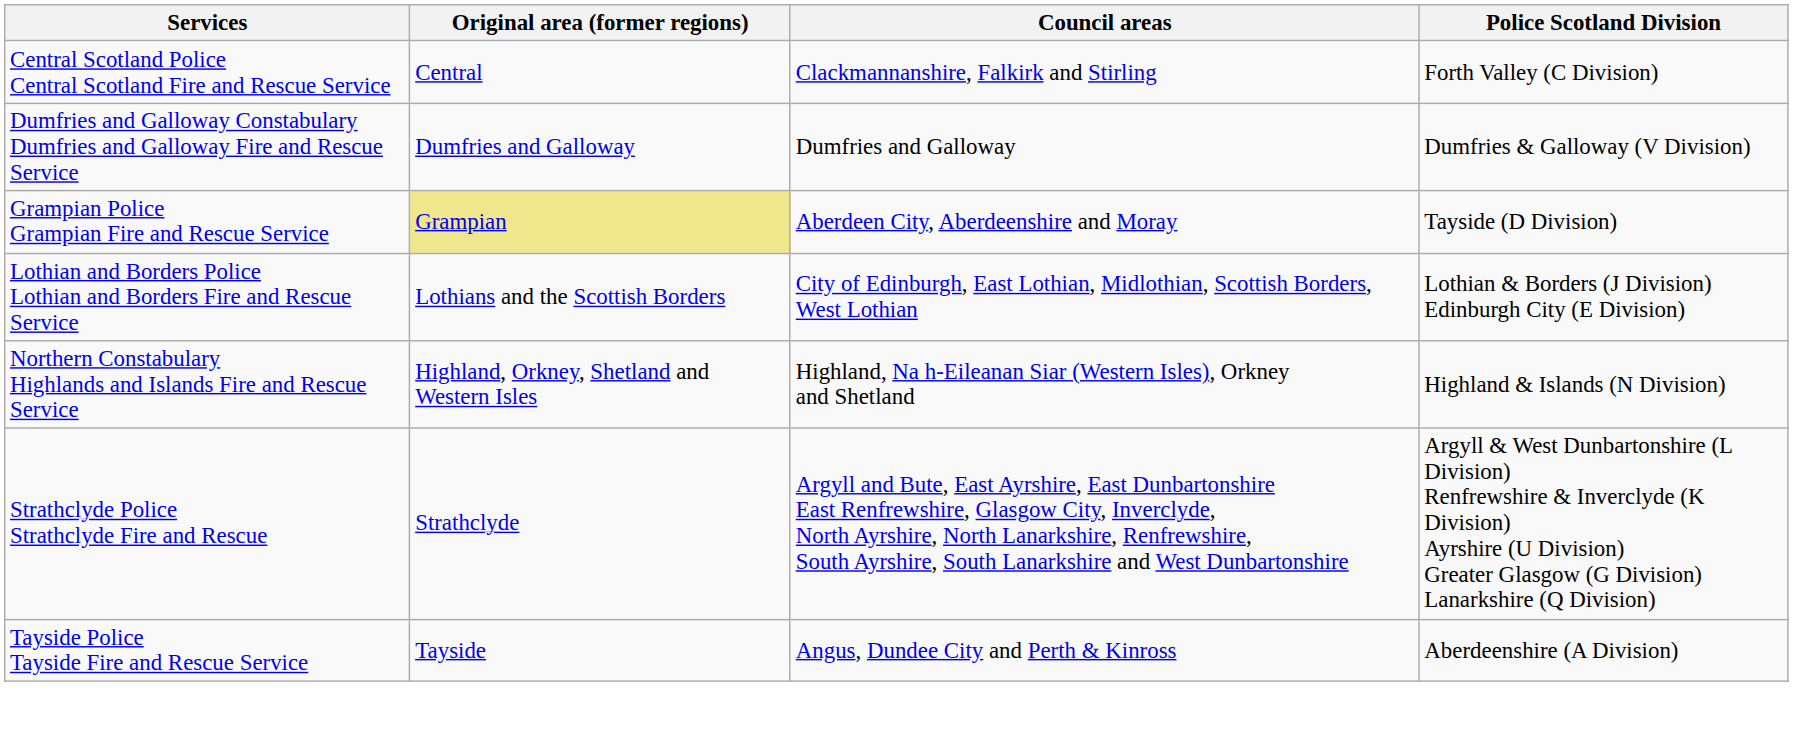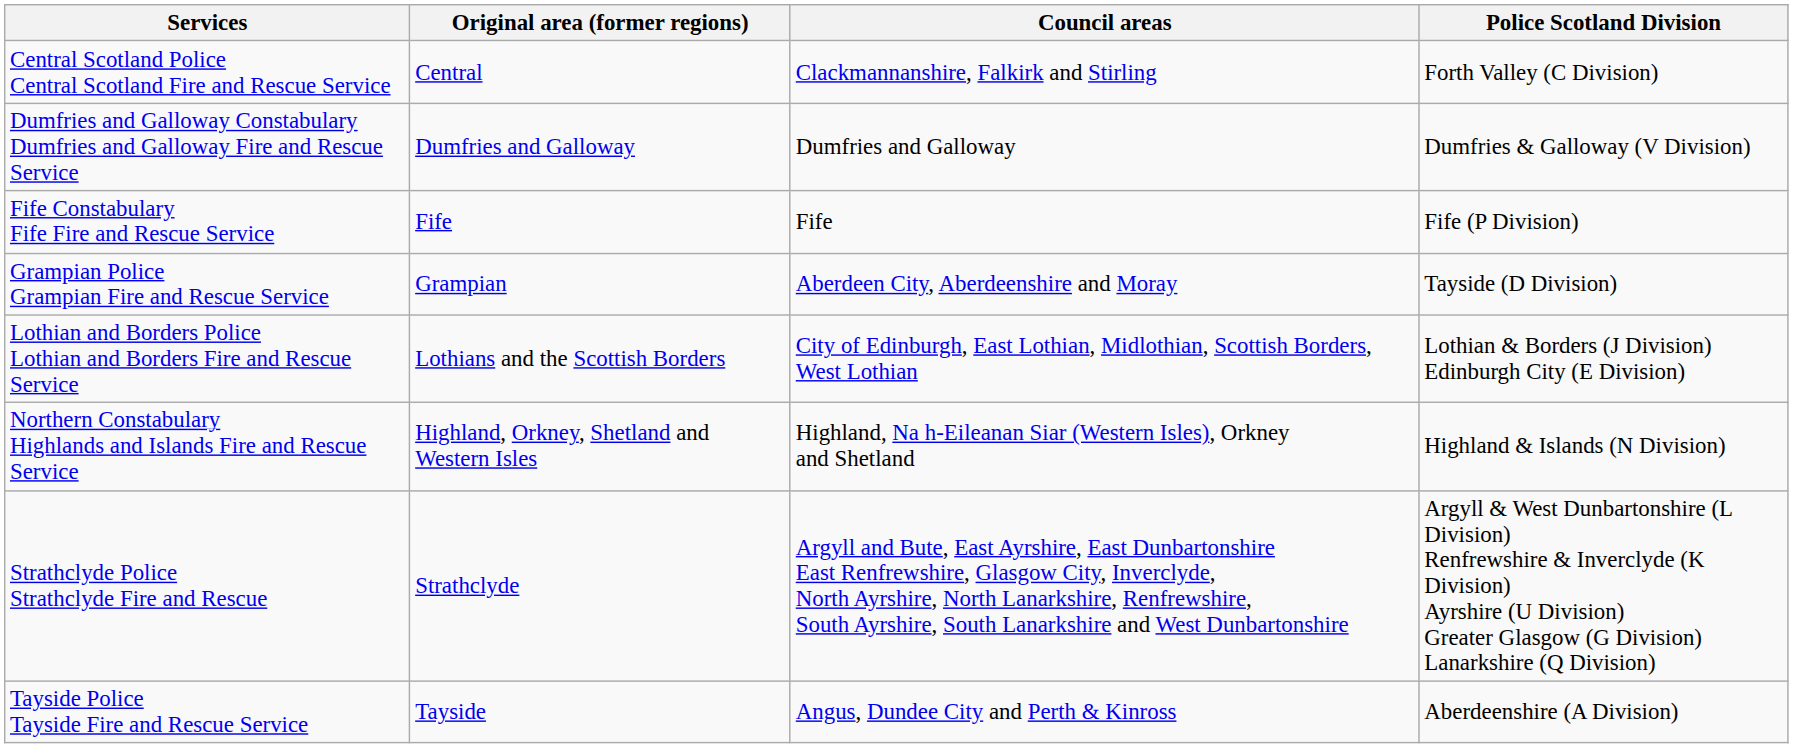+ row: (142, 221)
(461, 221) khaki background -> (461, 283) no background
